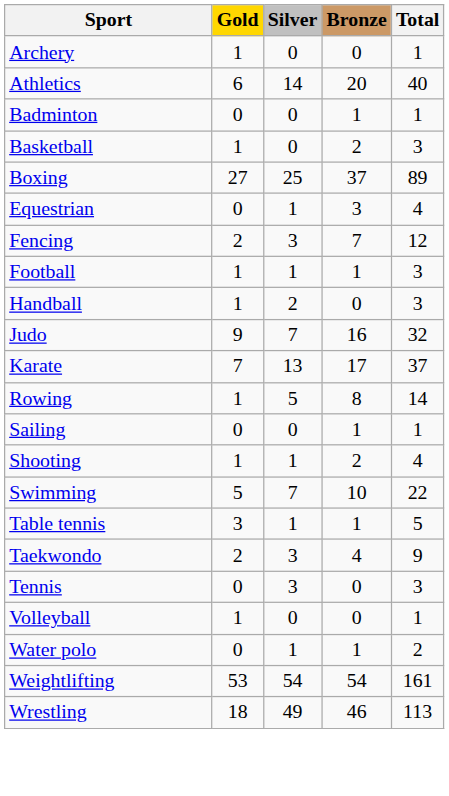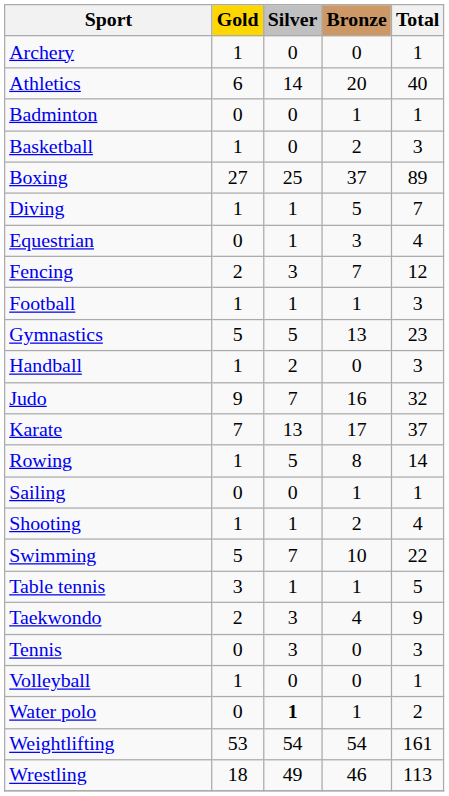+ row: (37, 209)
+ row: (56, 334)
(293, 649) normal -> (293, 712) bold
